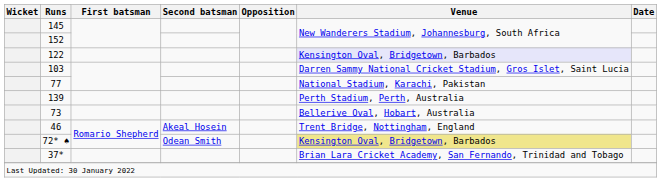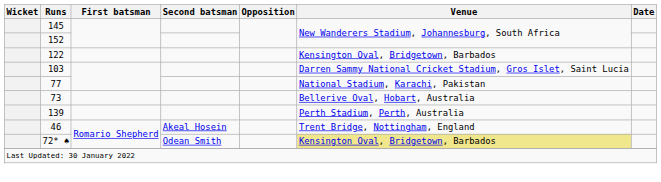(397, 55) lavender background -> (397, 55) no background
rows swapped: (56, 98) <-> (56, 112)
- row: (56, 156)
